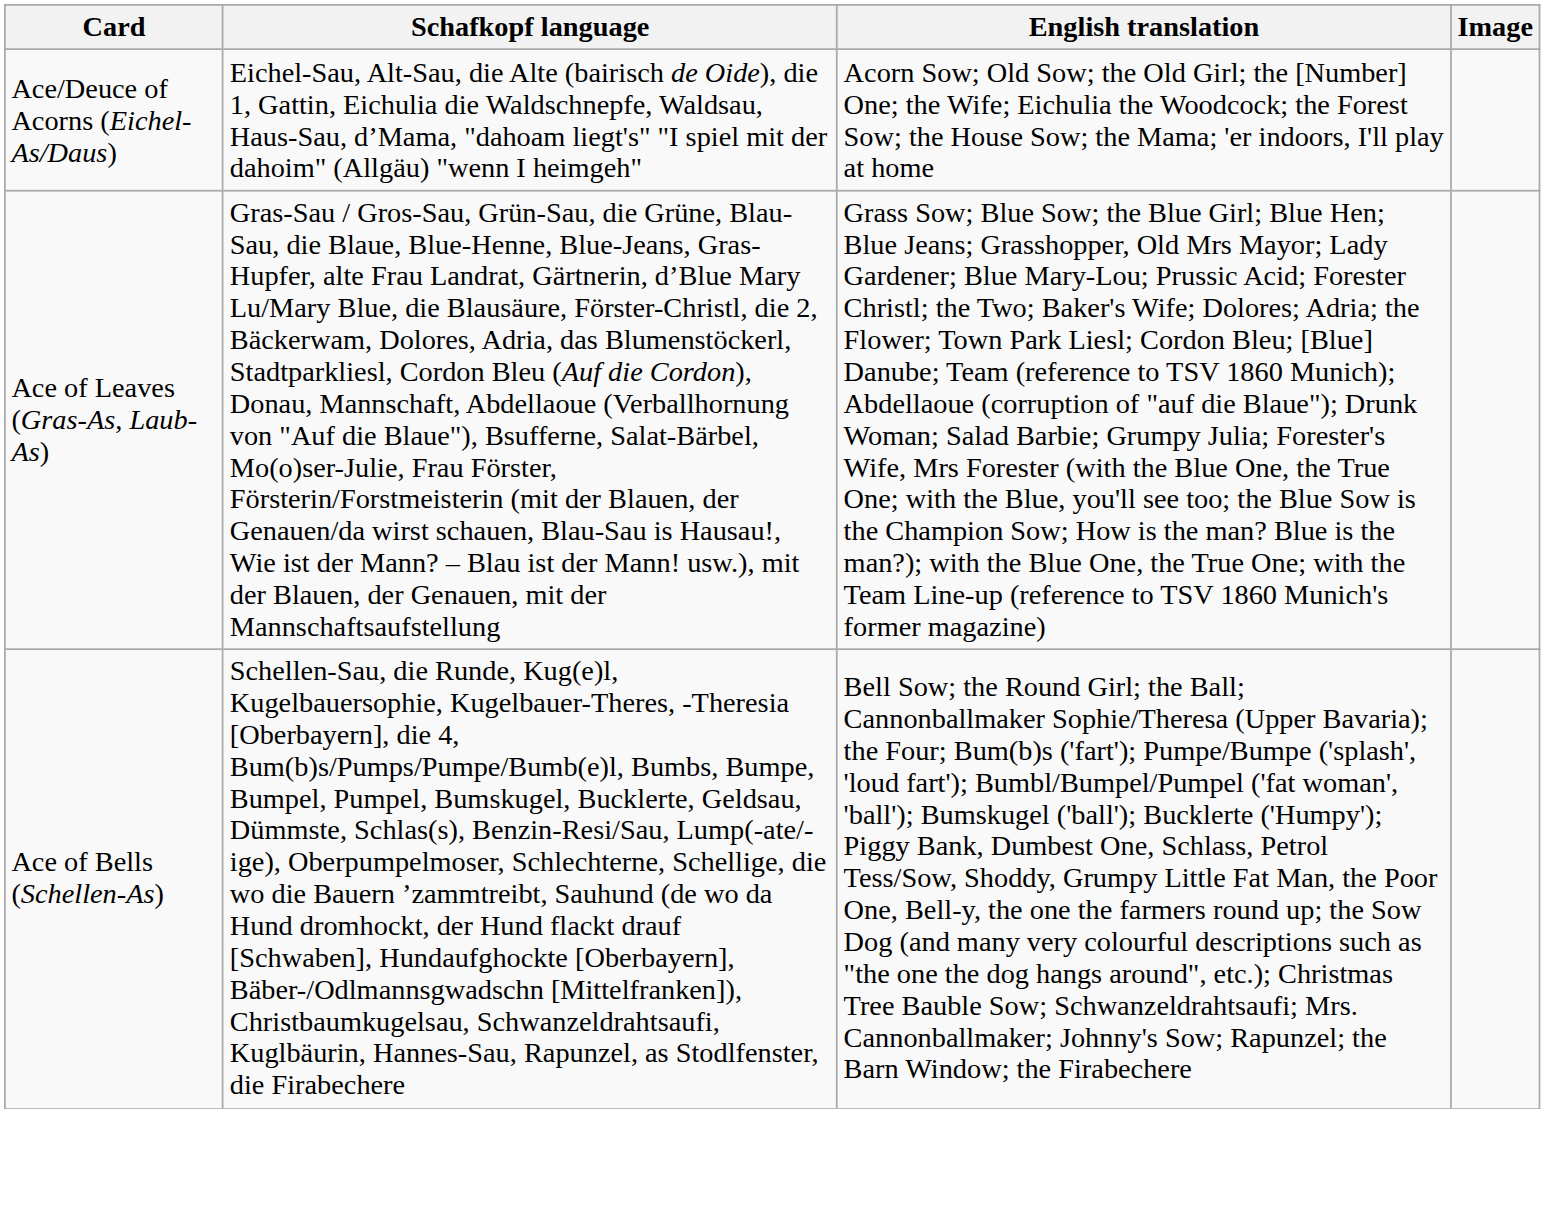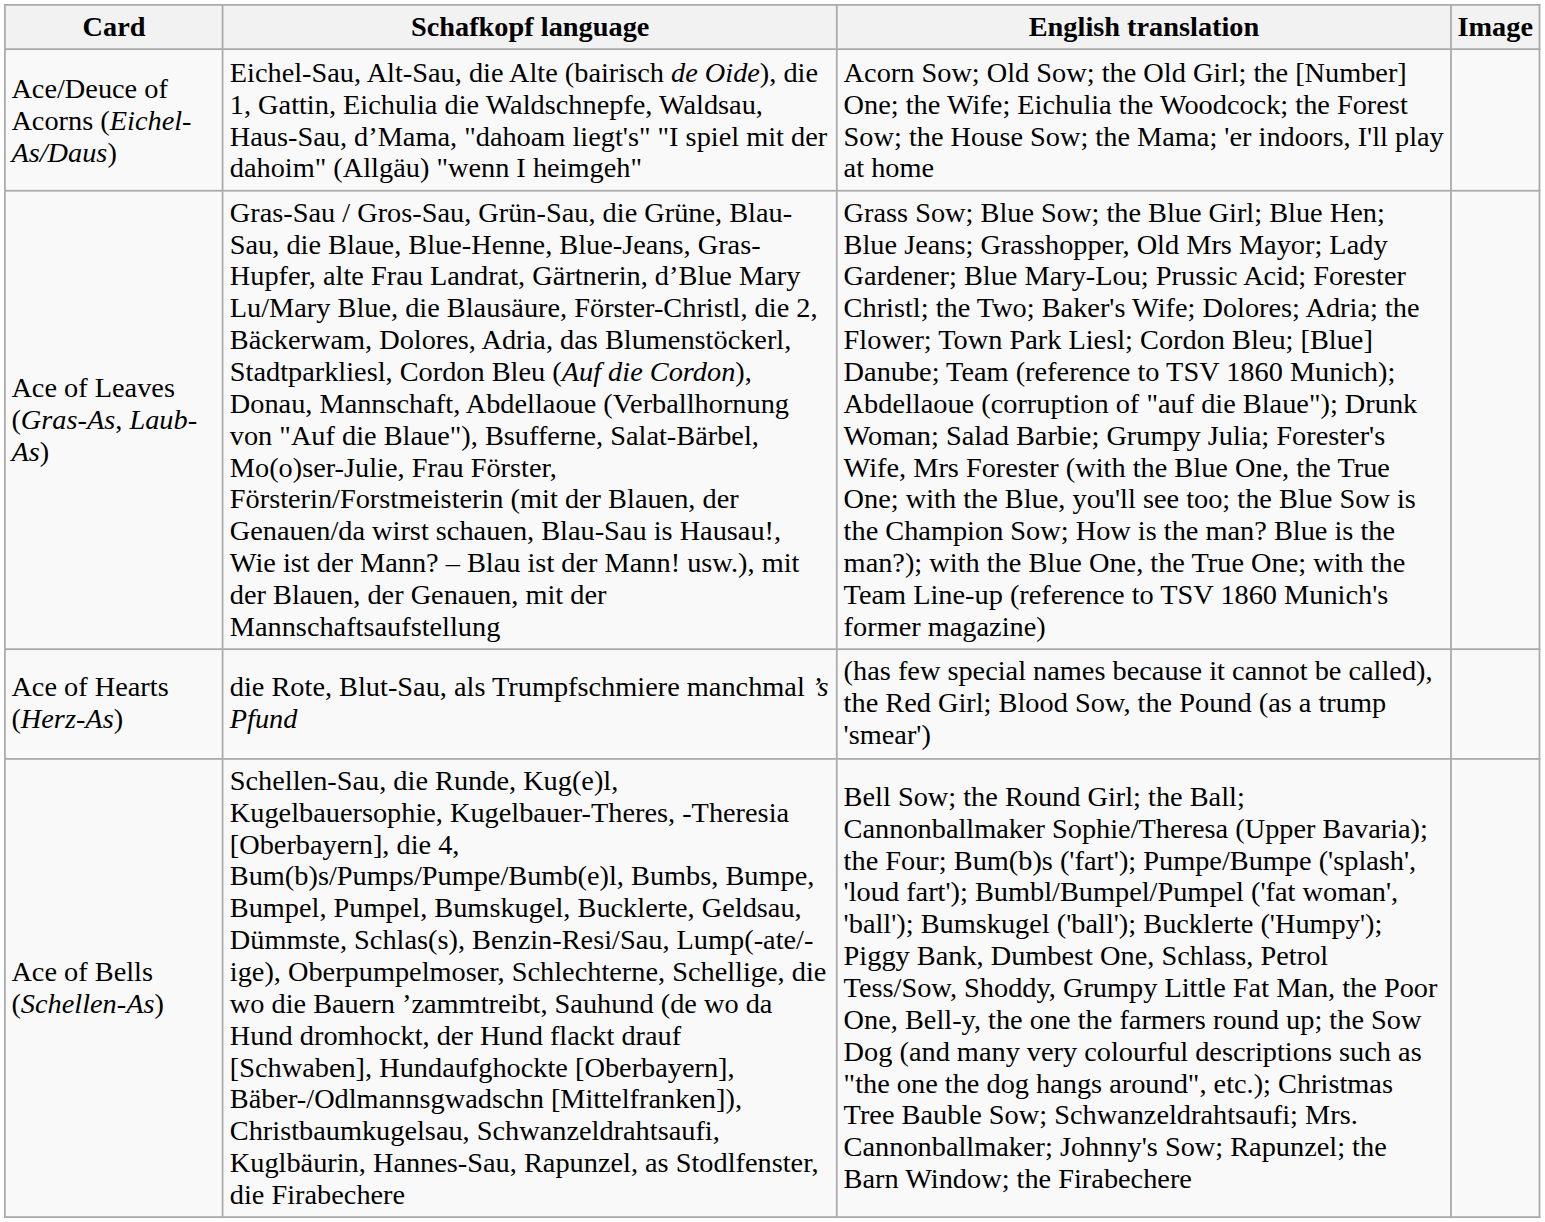+ row: (90, 703)
